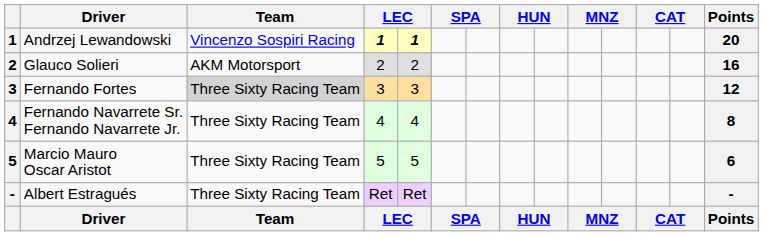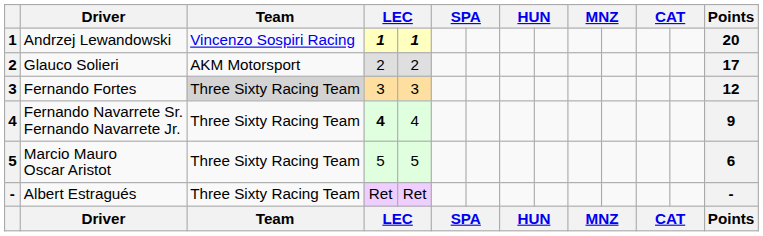(731, 64) 16 -> (731, 64) 17
(381, 121) normal -> (381, 121) bold
(731, 121) 8 -> (731, 121) 9
